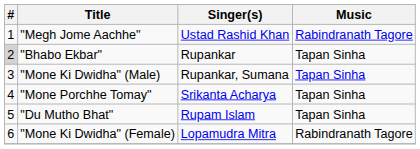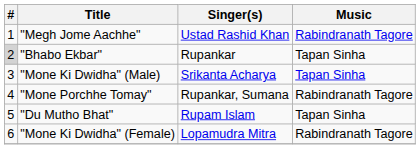(235, 75) Rupankar, Sumana -> (228, 75) Srikanta Acharya
(228, 94) Srikanta Acharya -> (235, 94) Rupankar, Sumana
(330, 94) Tapan Sinha -> (354, 94) Rabindranath Tagore
